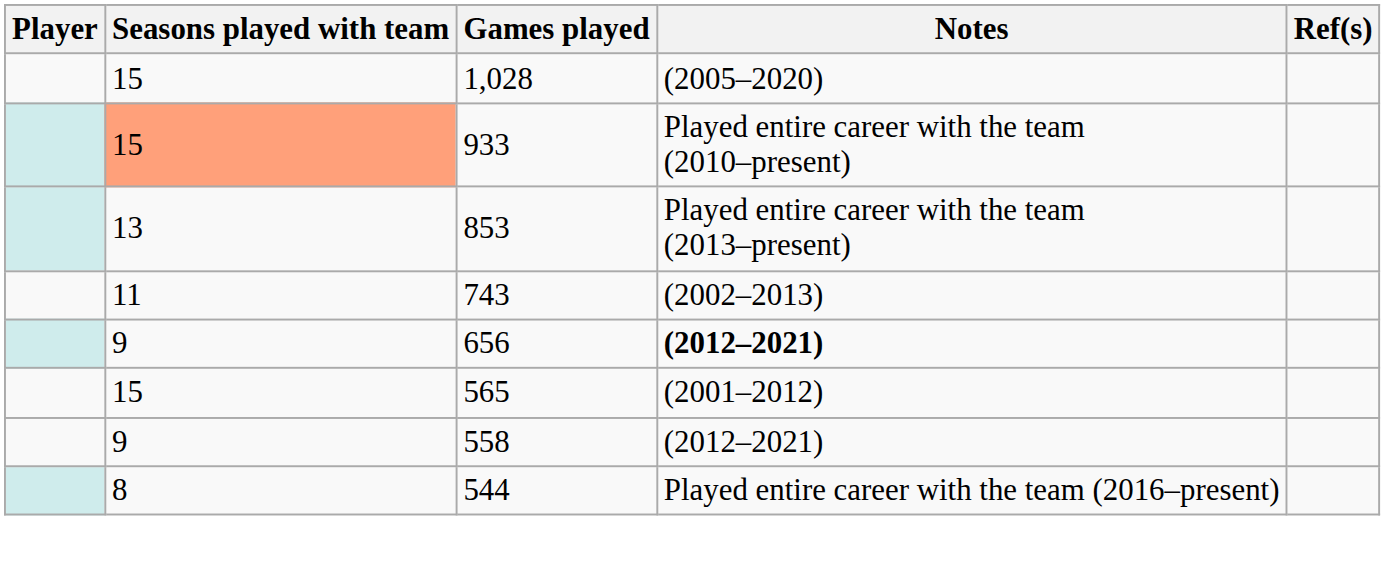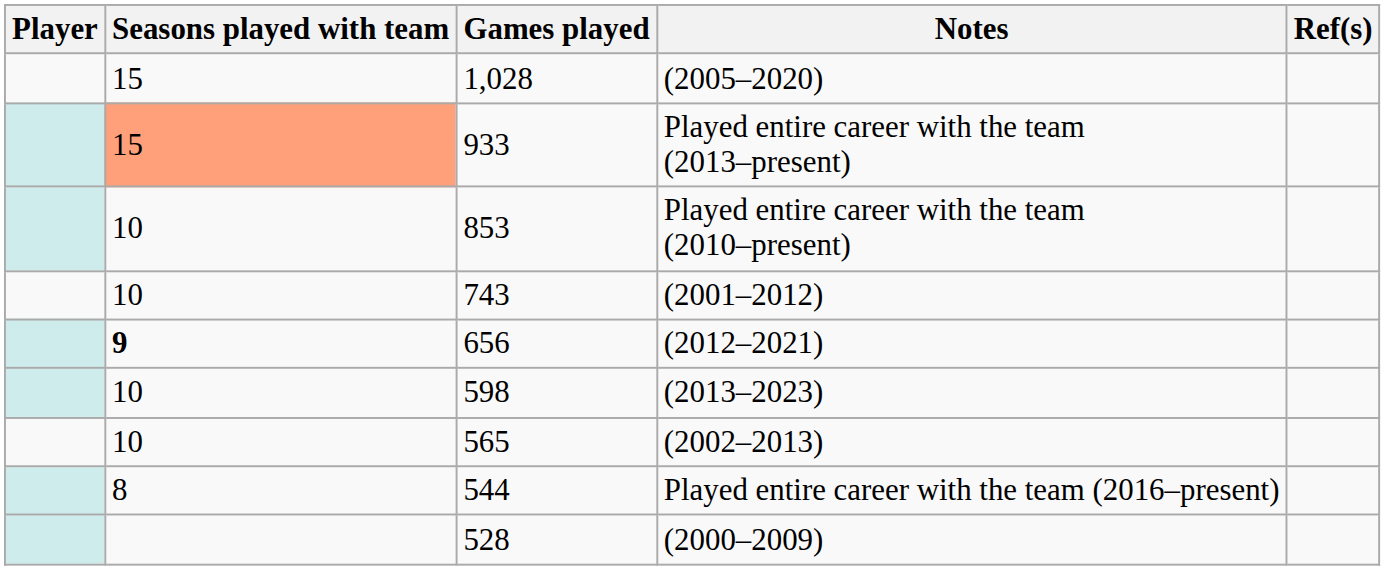(874, 144) Played entire career with the team (2010–present) -> (874, 144) Played entire career with the team (2013–present)
(127, 228) 13 -> (127, 228) 10
(874, 228) Played entire career with the team (2013–present) -> (874, 228) Played entire career with the team (2010–present)
(127, 294) 11 -> (127, 294) 10
(744, 294) (2002–2013) -> (744, 294) (2001–2012)
(120, 343) normal -> (120, 343) bold
(744, 343) bold -> (744, 343) normal
+ row: (487, 392)
(127, 392) 15 -> (127, 441) 10
(744, 392) (2001–2012) -> (744, 441) (2002–2013)
- row: (487, 441)
+ row: (487, 539)
